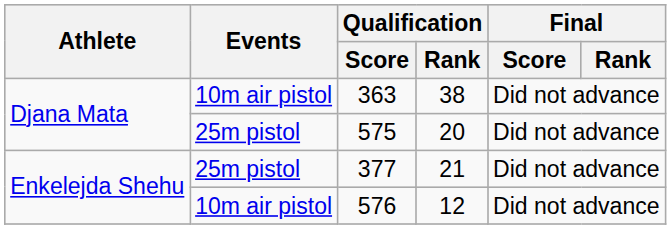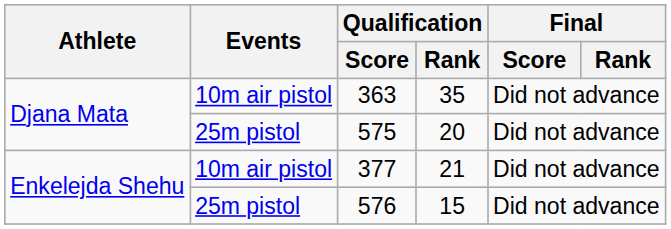(452, 96) 38 -> (452, 96) 35
(248, 169) 25m pistol -> (264, 169) 10m air pistol
(264, 205) 10m air pistol -> (248, 205) 25m pistol
(452, 205) 12 -> (452, 205) 15
